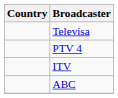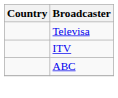- row: (67, 48)
